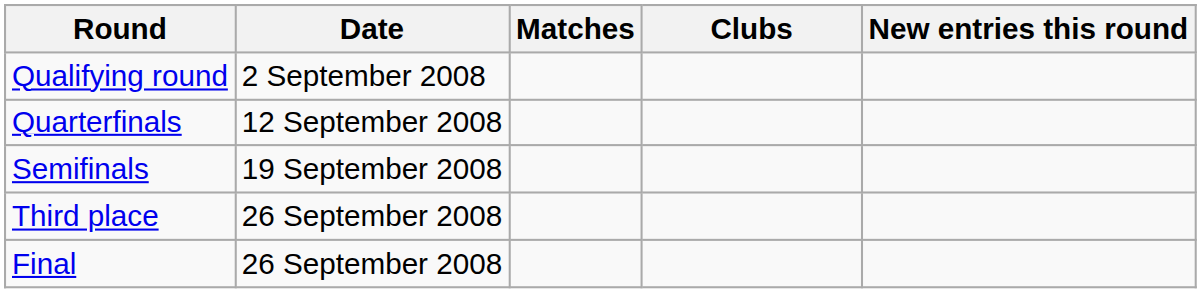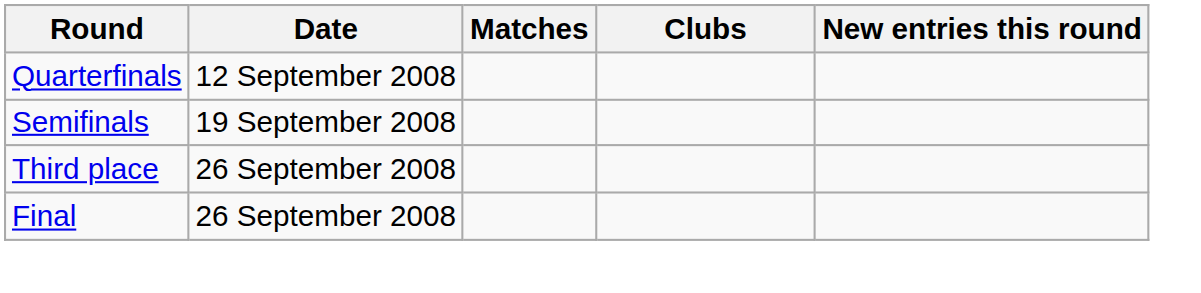- row: (120, 76)
